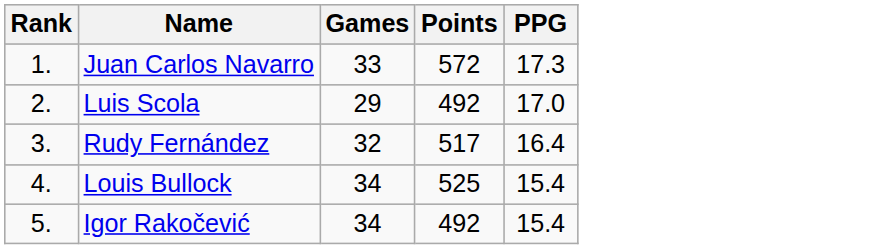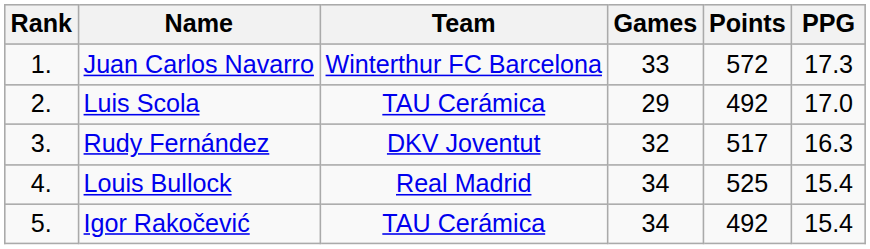+ column: (464, 24)
(541, 143) 16.4 -> (829, 143) 16.3
